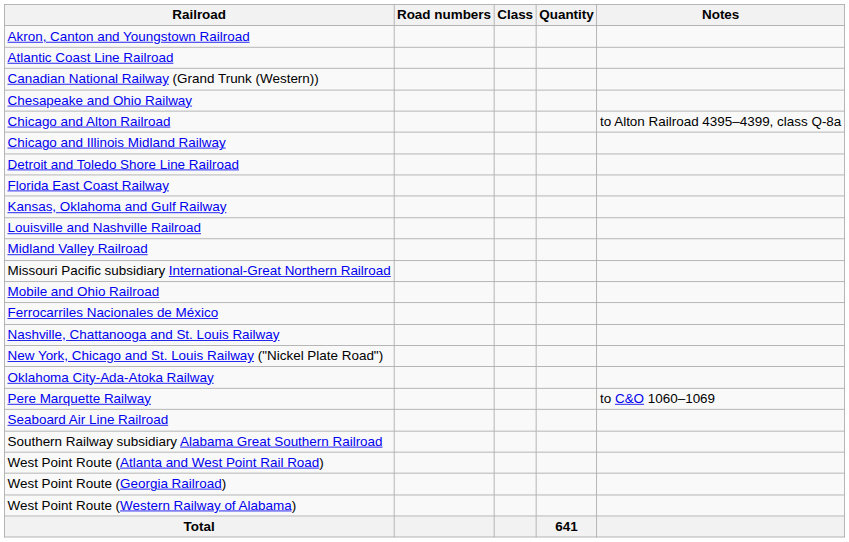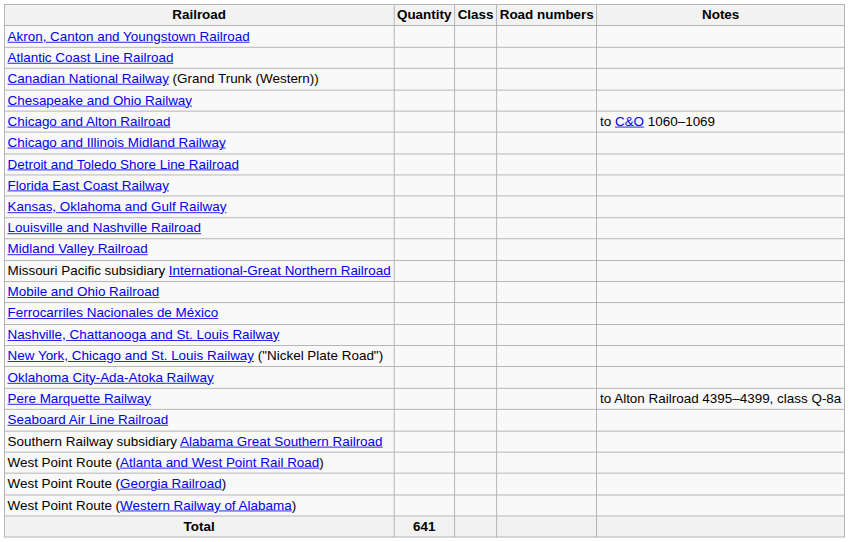columns swapped: (567, 15) <-> (444, 15)
(721, 121) to Alton Railroad 4395–4399, class Q-8a -> (658, 121) to C&O 1060–1069
(658, 398) to C&O 1060–1069 -> (721, 398) to Alton Railroad 4395–4399, class Q-8a
